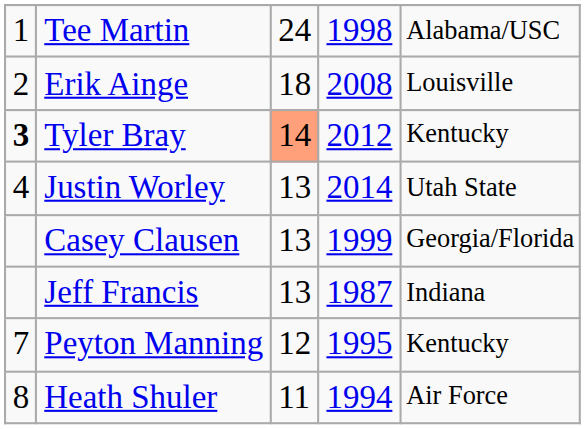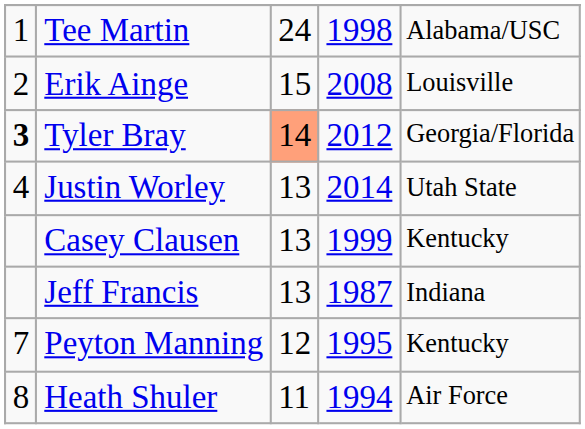(295, 82) 18 -> (295, 82) 15
(458, 135) Kentucky -> (490, 135) Georgia/Florida
(490, 239) Georgia/Florida -> (458, 239) Kentucky
